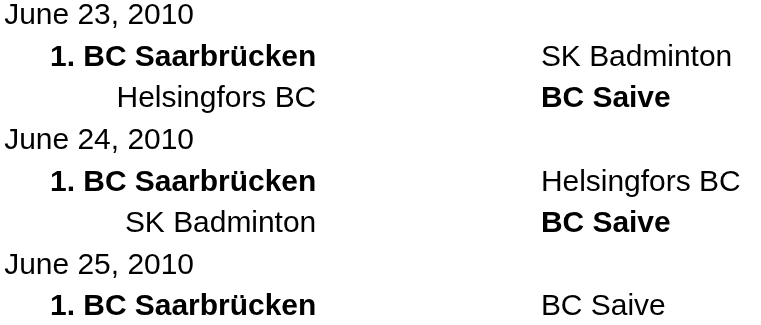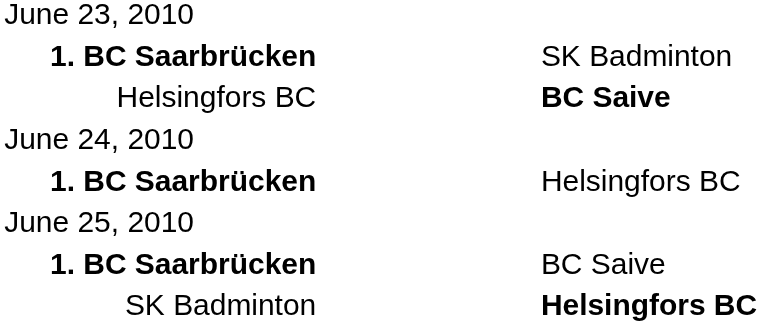- row: (221, 222)
+ row: (221, 305)
